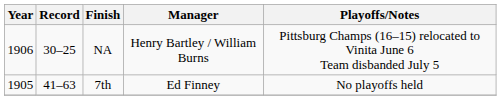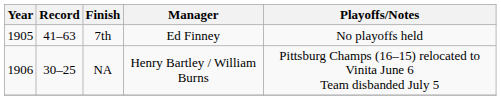rows swapped: (103, 85) <-> (103, 49)
